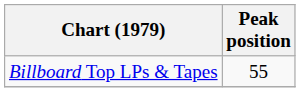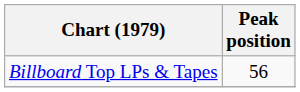(259, 71) 55 -> (259, 71) 56
